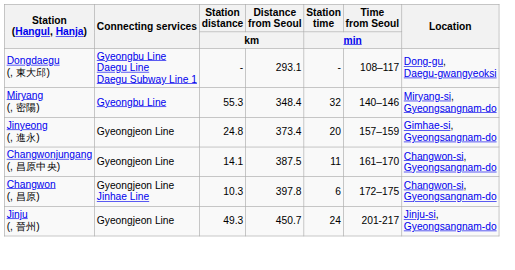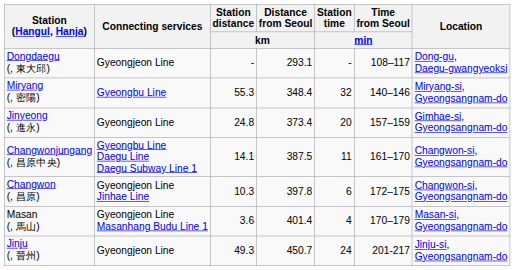(147, 68) Gyeongbu Line Daegu Line Daegu Subway Line 1 -> (136, 63) Gyeongjeon Line
(136, 161) Gyeongjeon Line -> (147, 157) Gyeongbu Line Daegu Line Daegu Subway Line 1
+ row: (23, 220)
